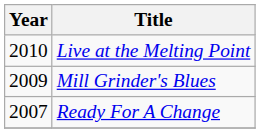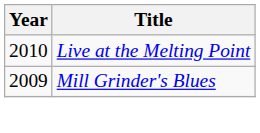- row: (138, 111)
